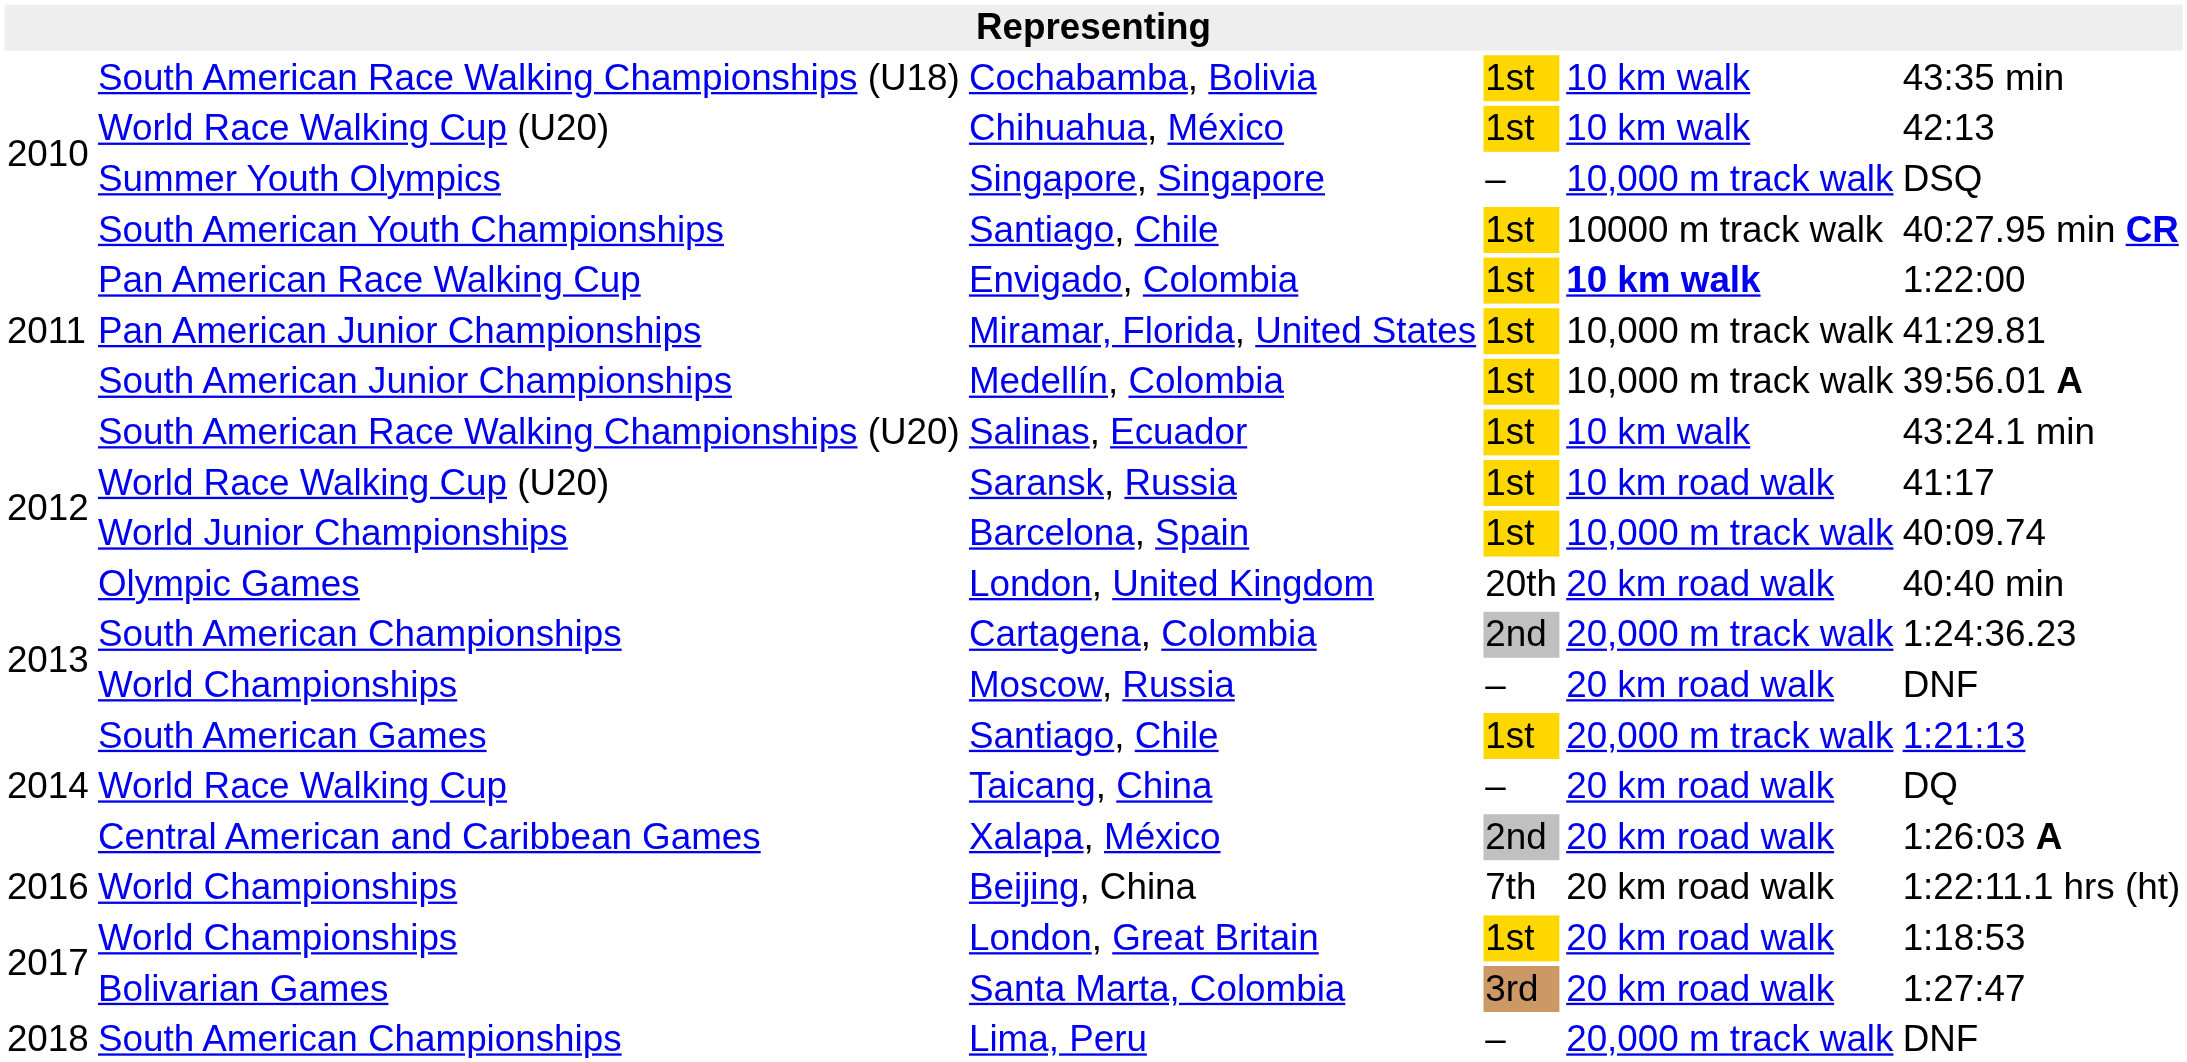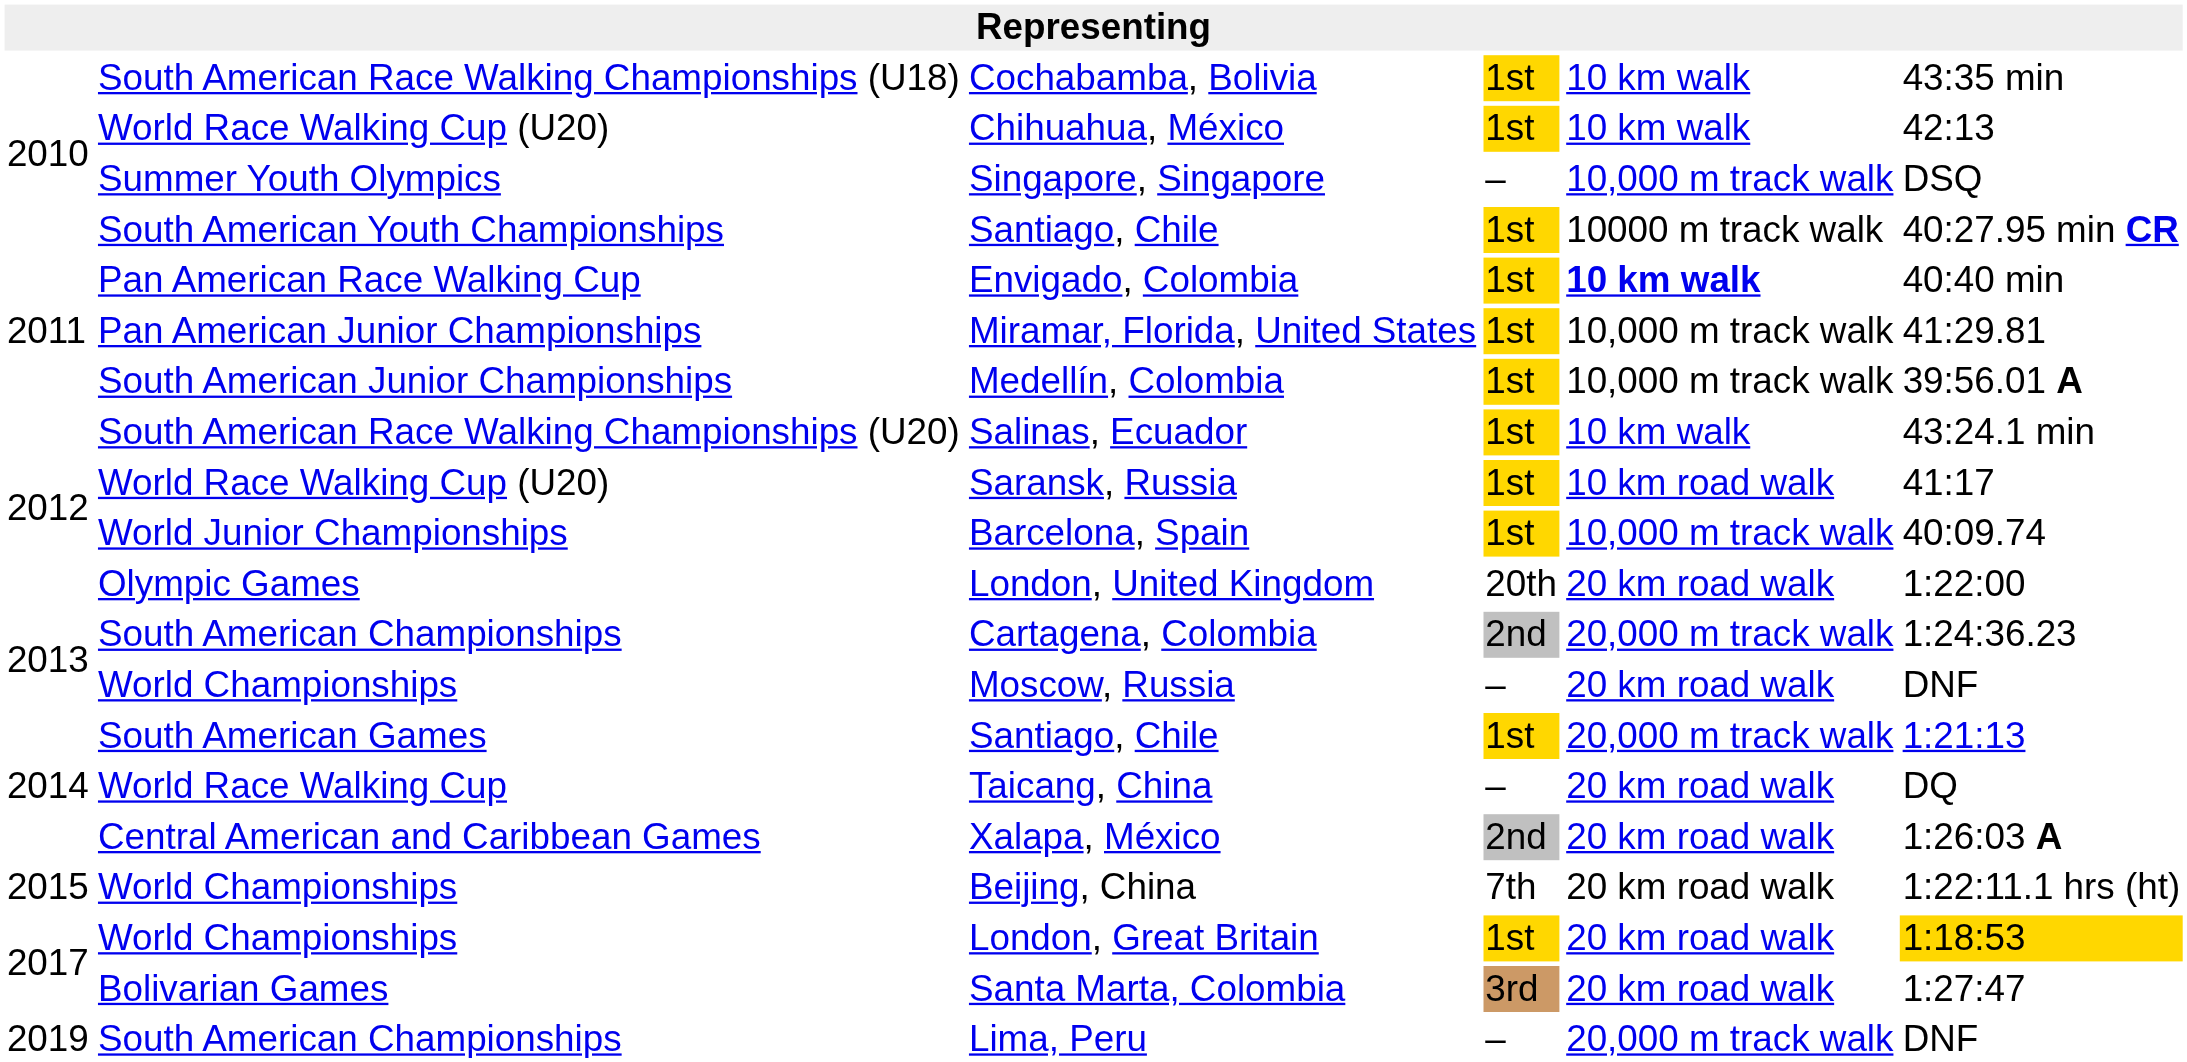(1964, 279) 1:22:00 -> (1983, 279) 40:40 min
(1983, 583) 40:40 min -> (1964, 583) 1:22:00
(48, 887) 2016 -> (48, 887) 2015
(1964, 937) no background -> (1964, 937) gold background
(48, 1038) 2018 -> (48, 1038) 2019
